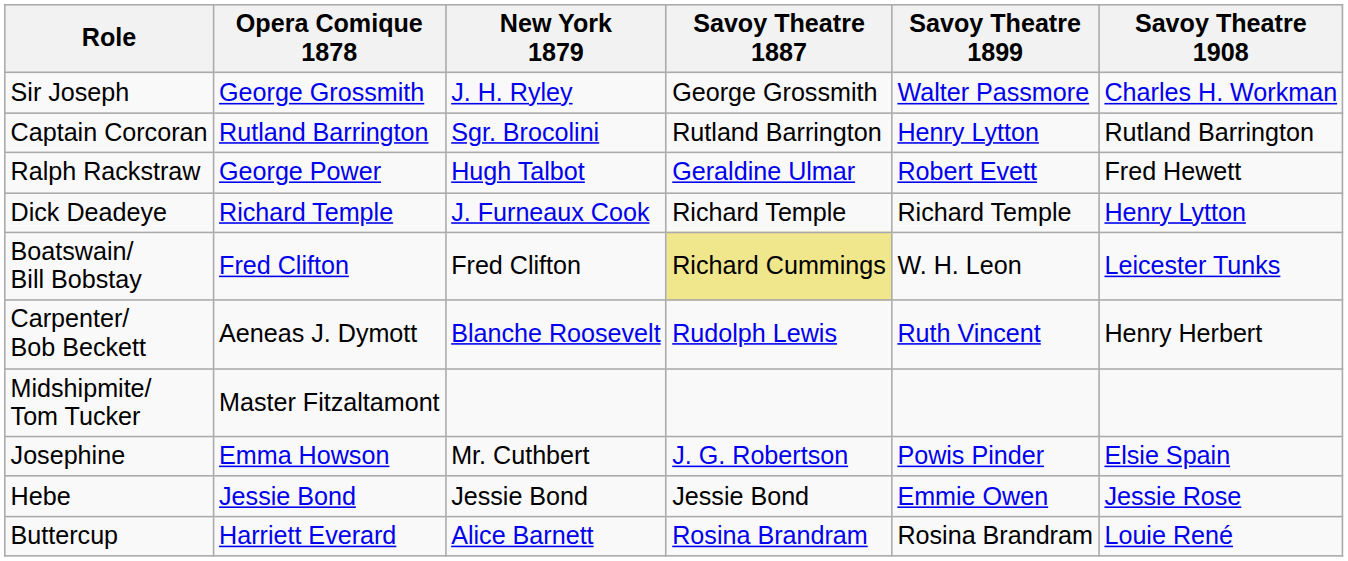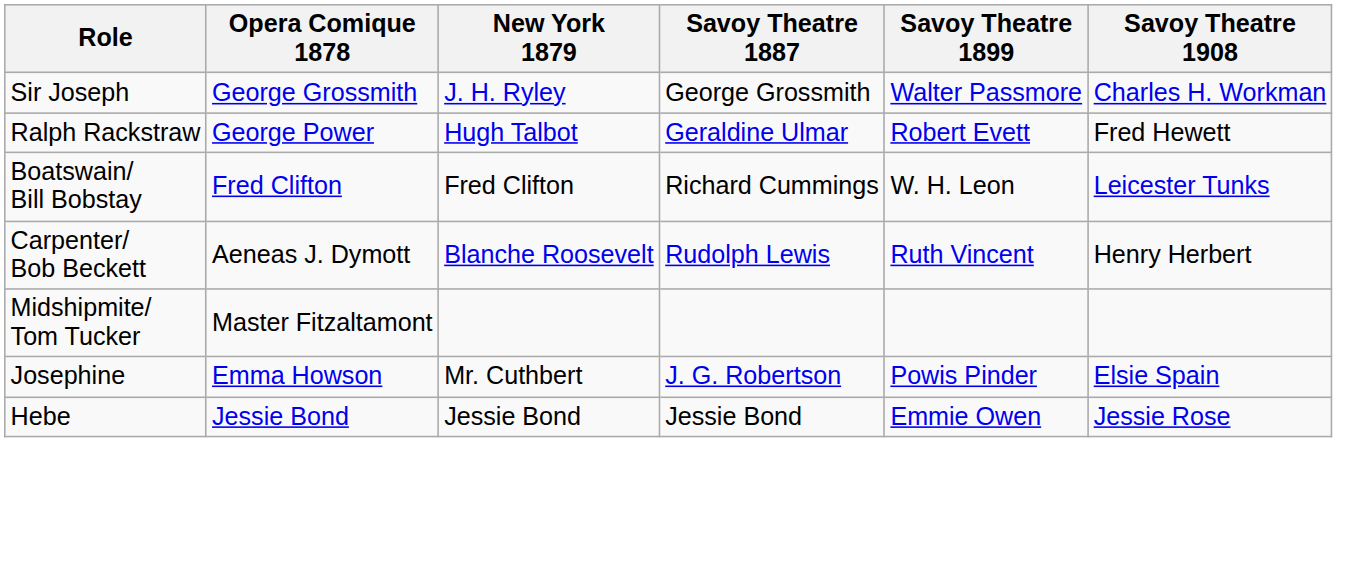- row: (109, 132)
- row: (89, 212)
(779, 266) khaki background -> (772, 186) no background
- row: (64, 535)
